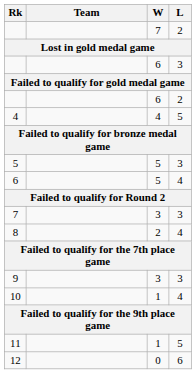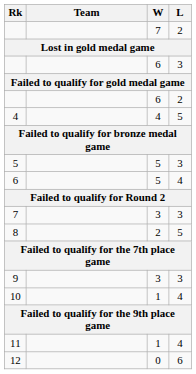(180, 232) 4 -> (180, 232) 5
(180, 343) 5 -> (180, 343) 4
